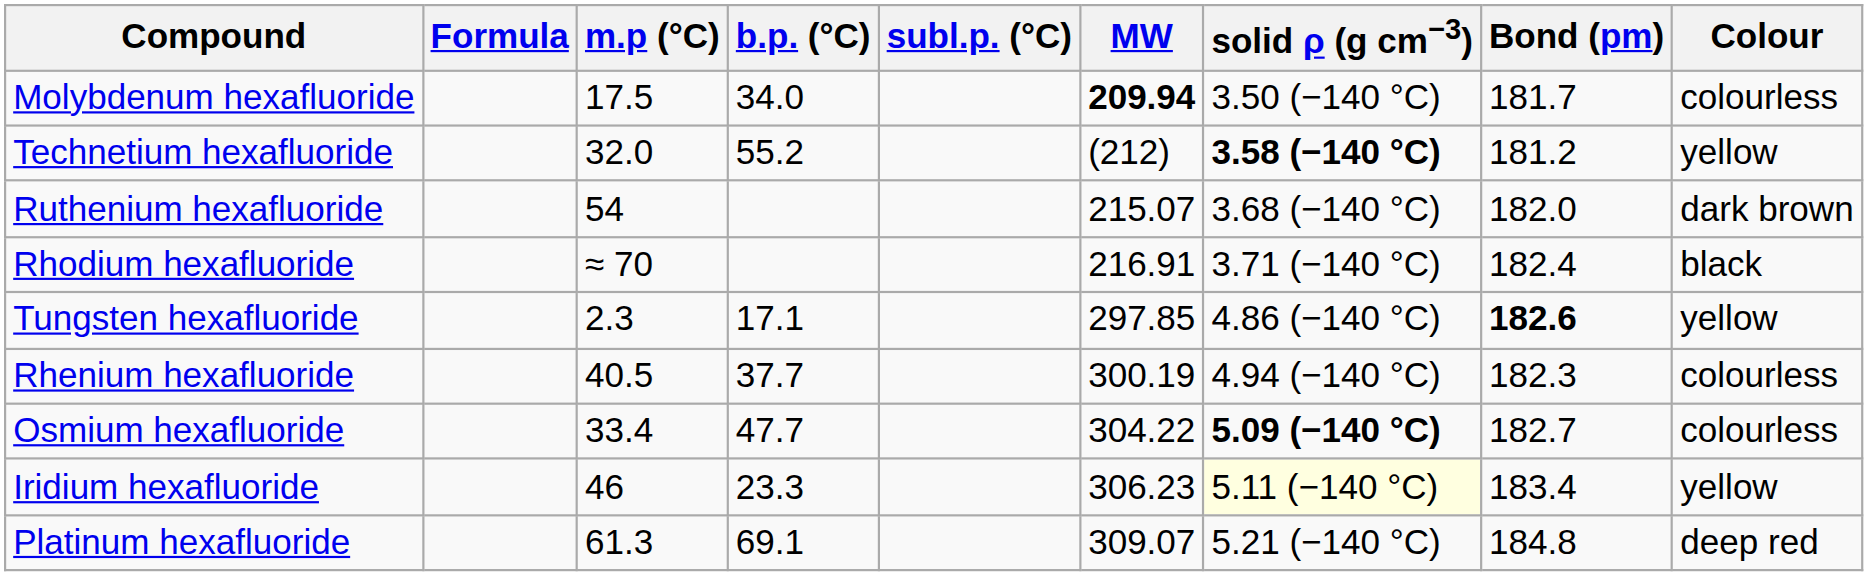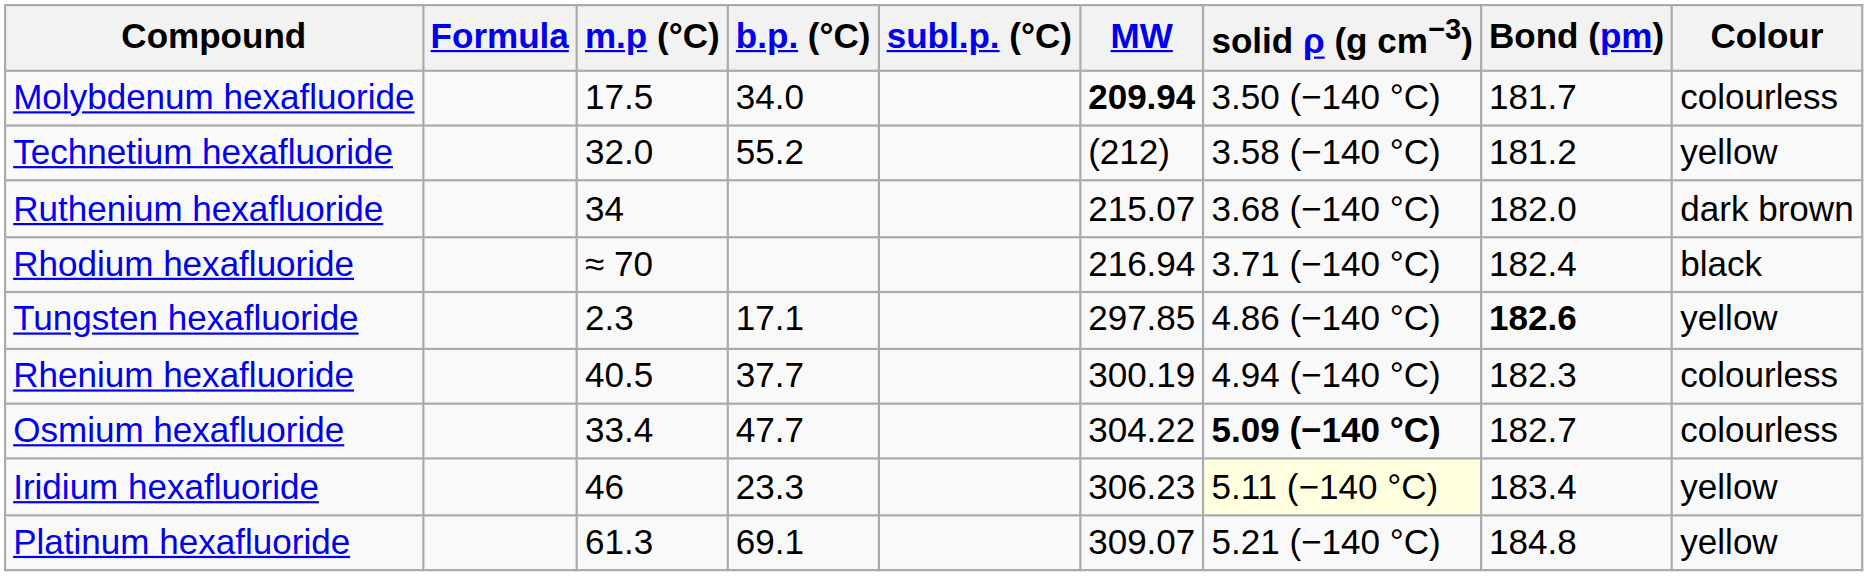(1326, 152) bold -> (1326, 152) normal
(604, 208) 54 -> (604, 208) 34
(1142, 264) 216.91 -> (1142, 264) 216.94
(1749, 541) deep red -> (1729, 541) yellow
